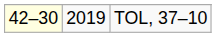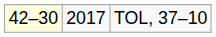(86, 18) 2019 -> (86, 18) 2017
